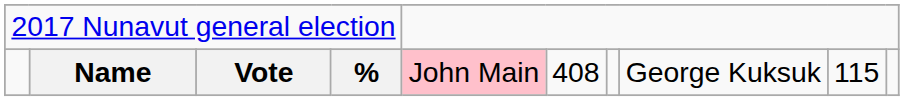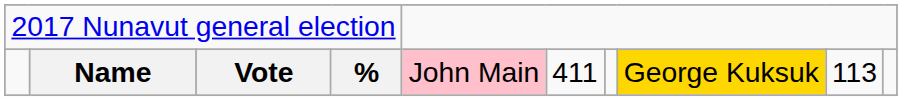(576, 71) 408 -> (575, 71) 411
(723, 71) no background -> (721, 71) gold background
(857, 71) 115 -> (854, 71) 113
